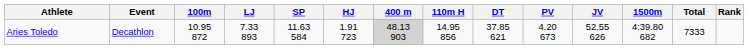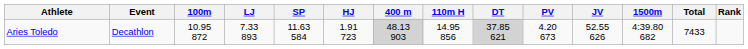(498, 32) no background -> (498, 32) lightgrey background
(694, 32) 7333 -> (694, 32) 7433
